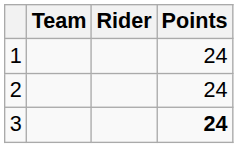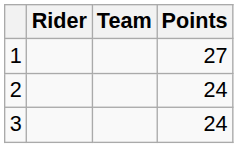columns swapped: (124, 21) <-> (59, 21)
(216, 55) 24 -> (216, 55) 27
(216, 124) bold -> (216, 124) normal
